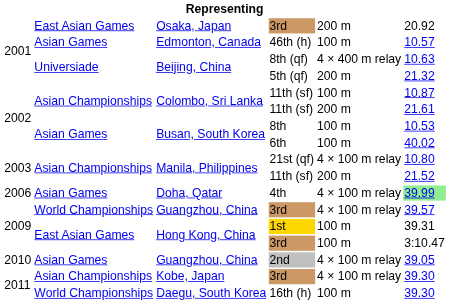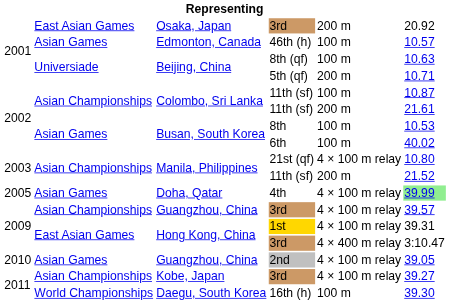(359, 59) 4 × 400 m relay -> (334, 59) 100 m
(419, 76) 21.32 -> (419, 76) 10.71
(18, 193) 2006 -> (18, 193) 2005
(94, 209) World Championships -> (93, 209) Asian Championships
(334, 226) 100 m -> (359, 226) 4 × 100 m relay
(334, 243) 100 m -> (359, 243) 4 × 400 m relay
(419, 276) 39.30 -> (419, 276) 39.27
